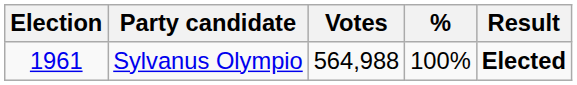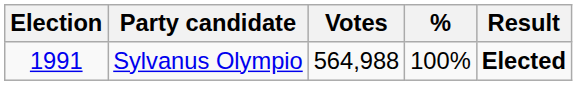(56, 60) 1961 -> (56, 60) 1991
